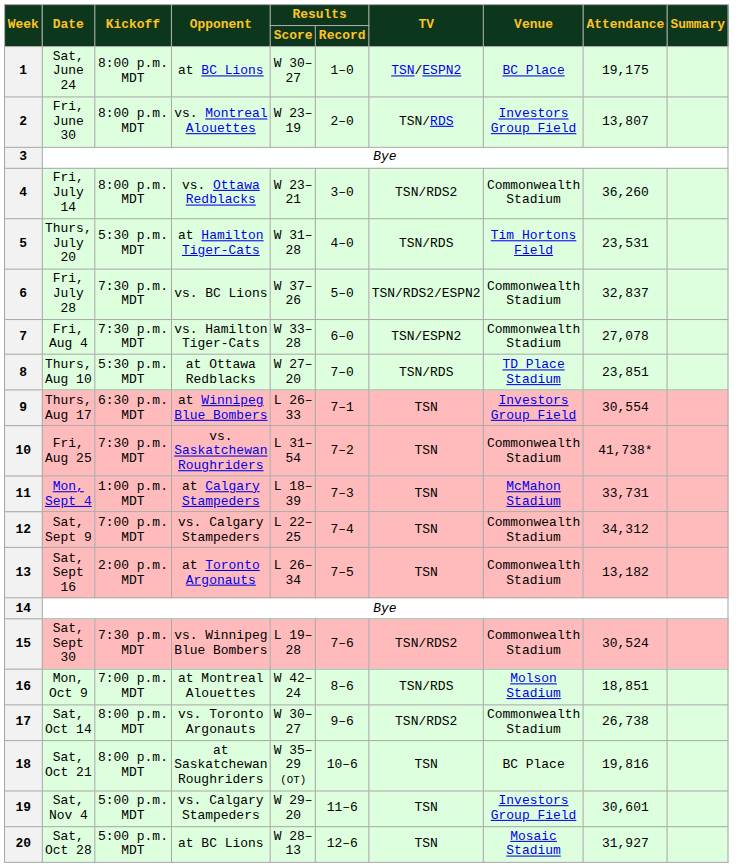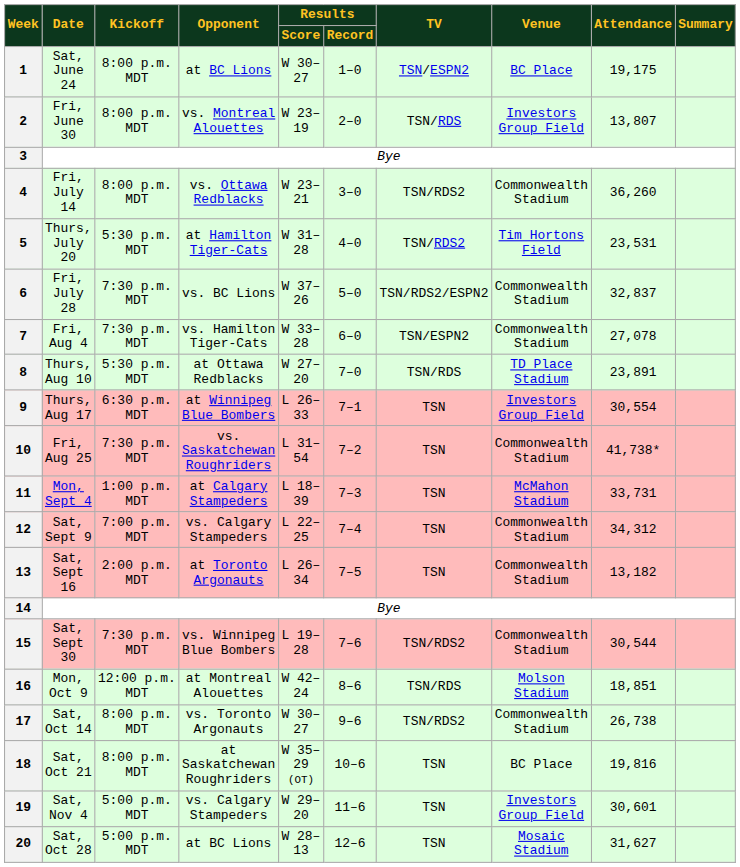(426, 244) TSN/RDS -> (434, 244) TSN/RDS2
(625, 373) 23,851 -> (633, 373) 23,891
(625, 644) 30,524 -> (633, 644) 30,544
(133, 687) 7:00 p.m. MDT -> (137, 687) 12:00 p.m. MDT
(625, 845) 31,927 -> (633, 845) 31,627
